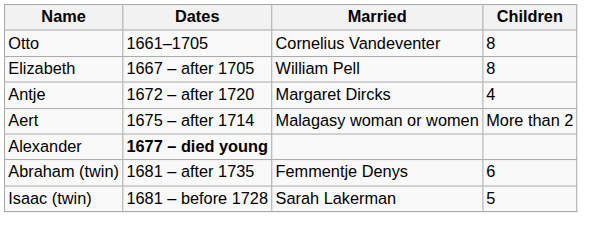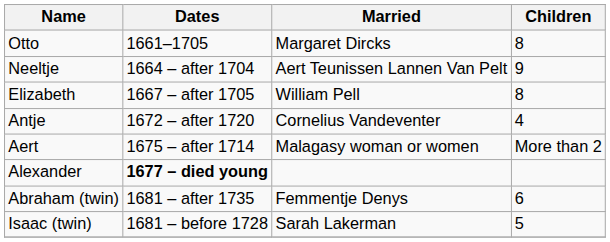(358, 43) Cornelius Vandeventer -> (333, 43) Margaret Dircks
+ row: (34, 69)
(333, 95) Margaret Dircks -> (358, 120) Cornelius Vandeventer
